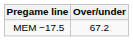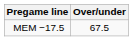(99, 28) 67.2 -> (99, 28) 67.5
